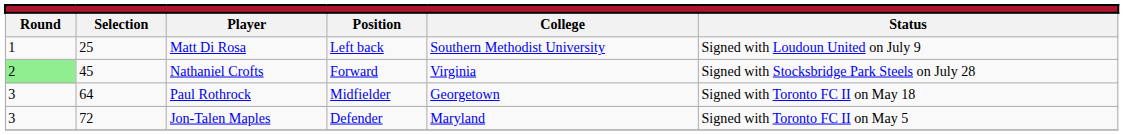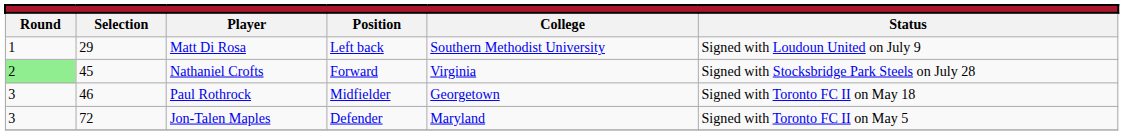(86, 48) 25 -> (86, 48) 29
(86, 94) 64 -> (86, 94) 46
